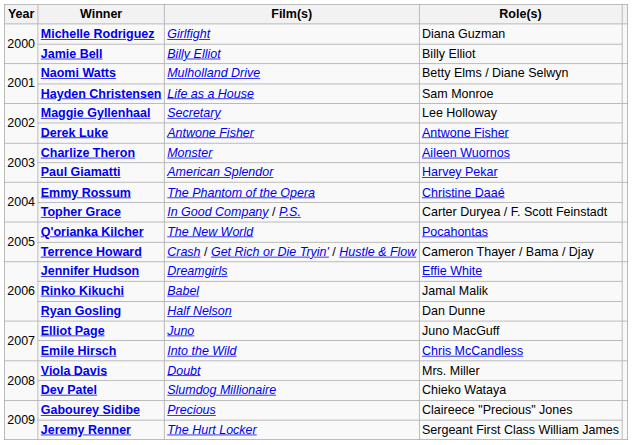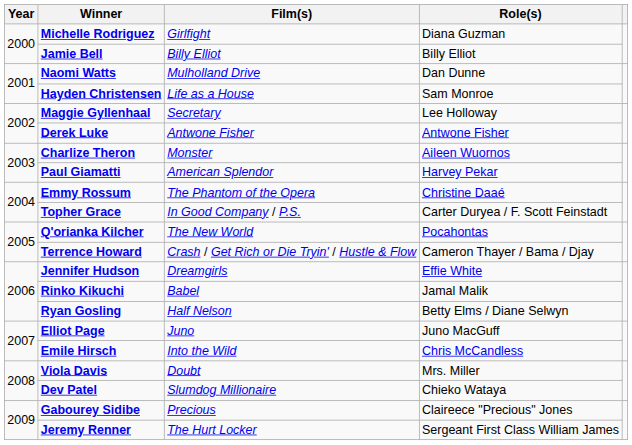(495, 73) Betty Elms / Diane Selwyn -> (454, 73) Dan Dunne
(454, 311) Dan Dunne -> (495, 311) Betty Elms / Diane Selwyn
